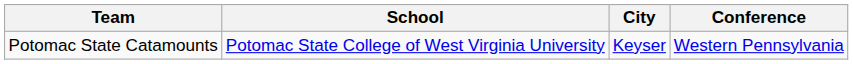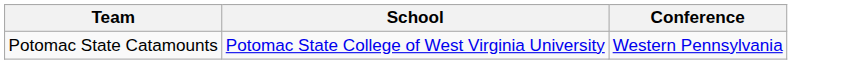- column: (639, 18)
